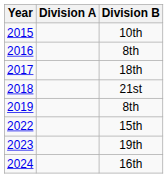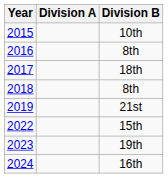(131, 88) 21st -> (131, 88) 8th
(131, 107) 8th -> (131, 107) 21st
